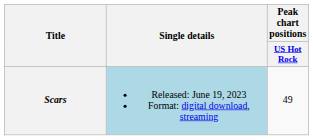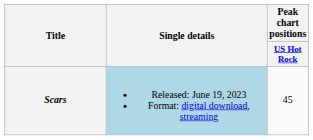(288, 100) 49 -> (288, 100) 45
